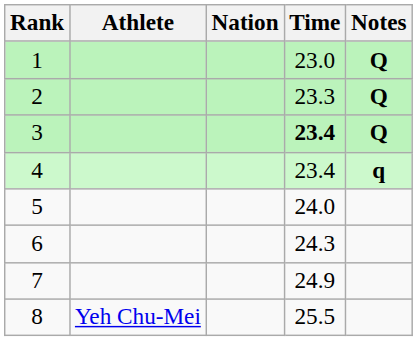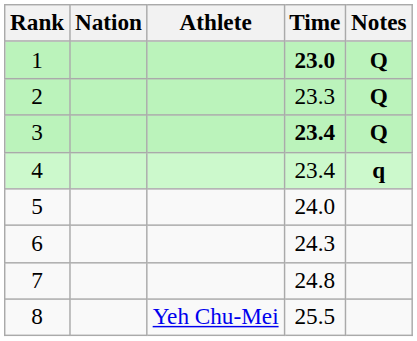columns swapped: (138, 22) <-> (245, 22)
(315, 59) normal -> (315, 59) bold
(315, 280) 24.9 -> (315, 280) 24.8
